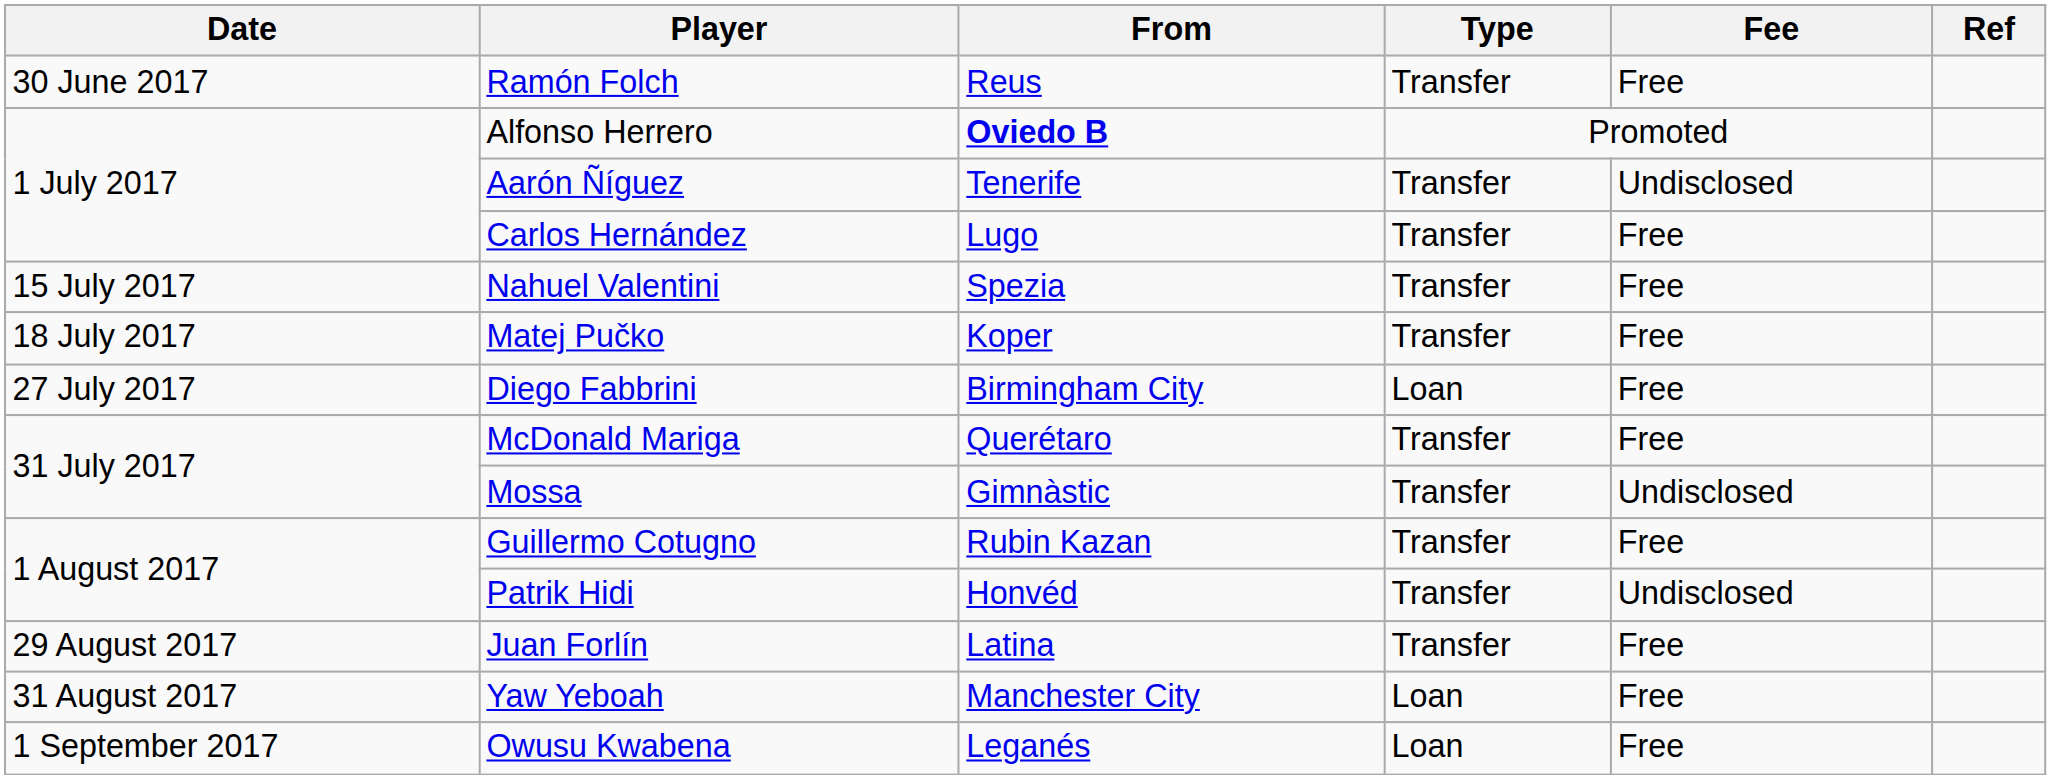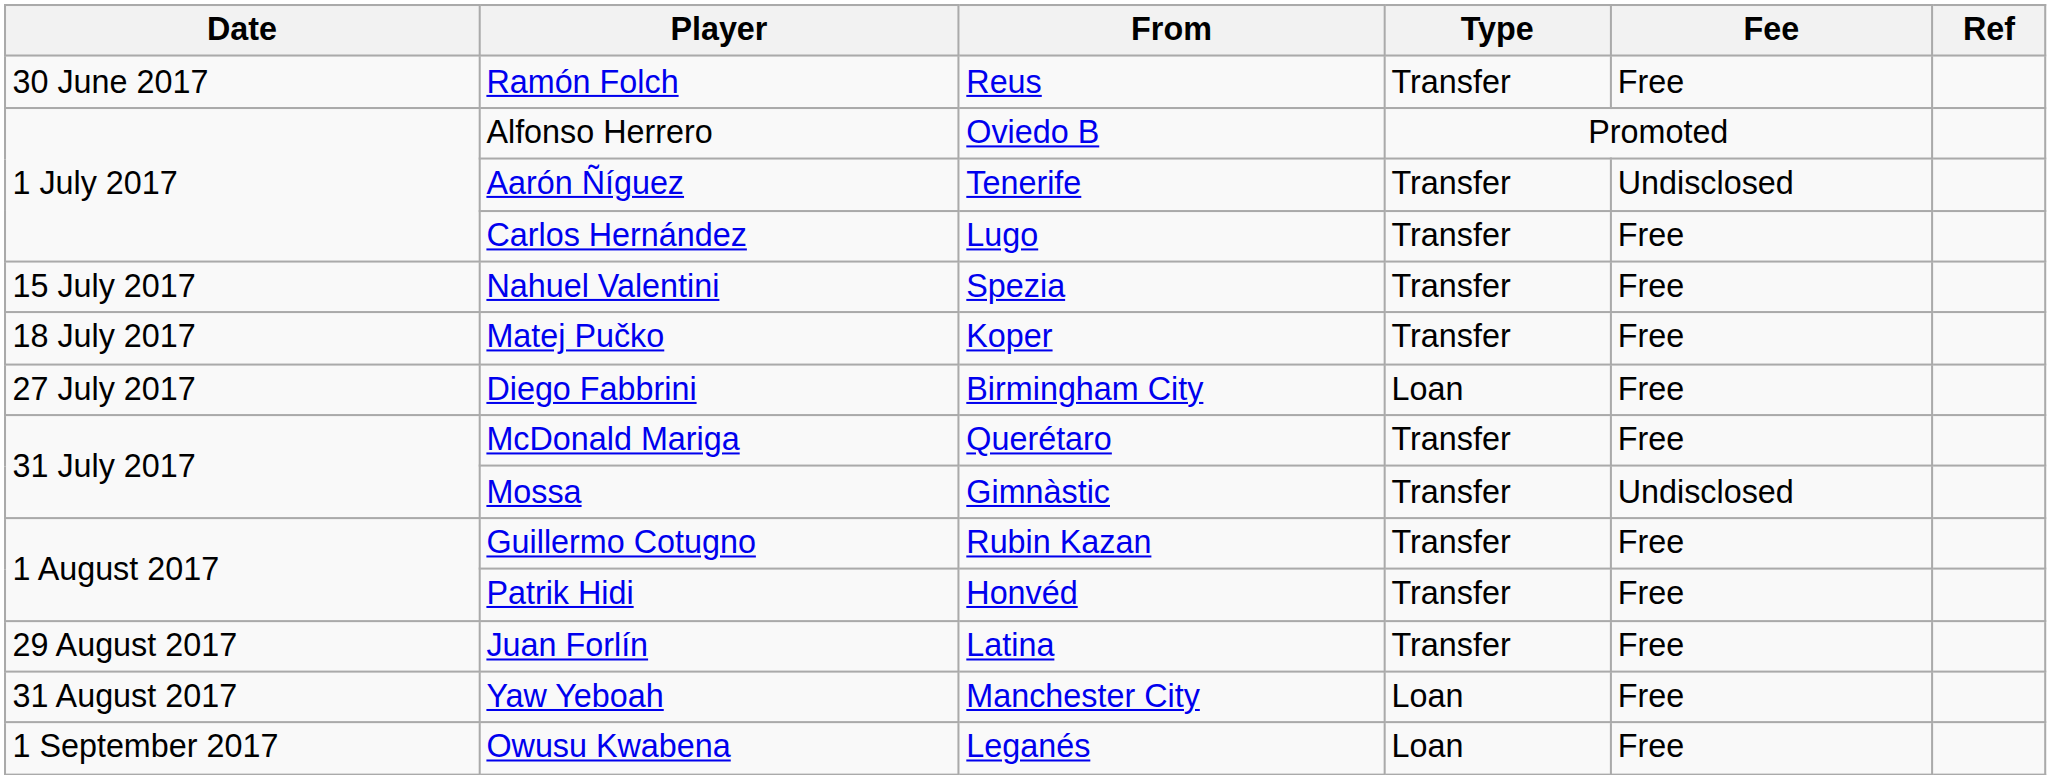(1037, 132) bold -> (1033, 132) normal
(1706, 593) Undisclosed -> (1651, 593) Free
